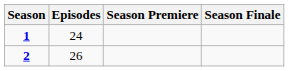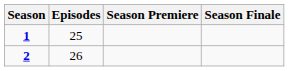(76, 35) 24 -> (76, 35) 25
